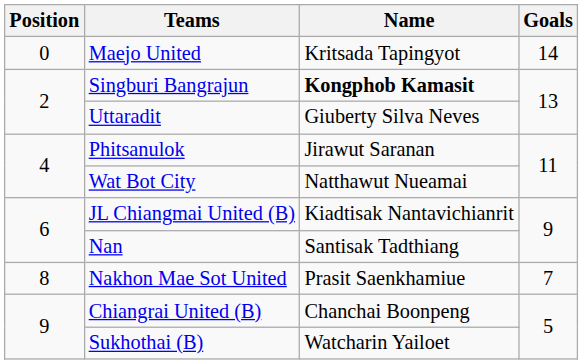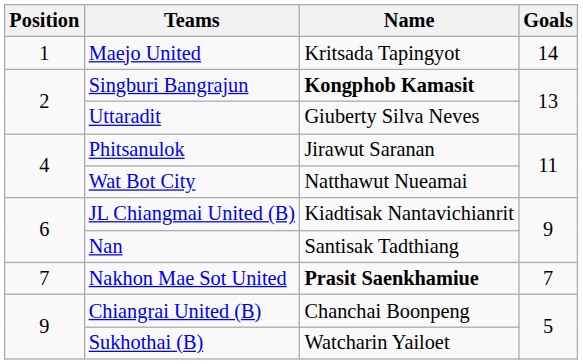(44, 52) 0 -> (44, 52) 1
(44, 278) 8 -> (44, 278) 7
(385, 278) normal -> (392, 278) bold
